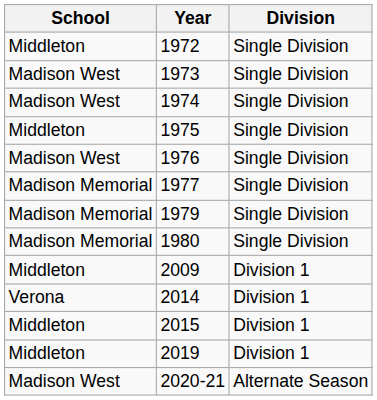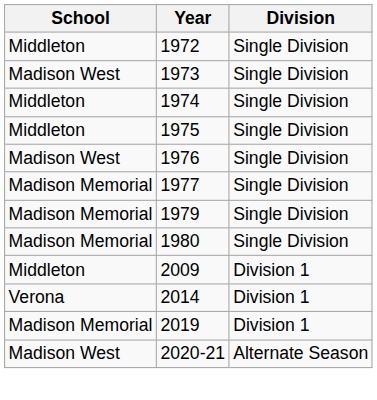(64, 102) Madison West -> (47, 102) Middleton
- row: (180, 325)
(47, 353) Middleton -> (81, 325) Madison Memorial
